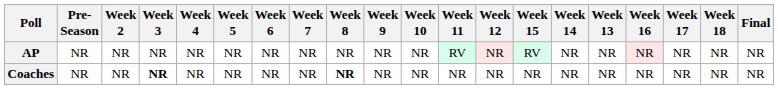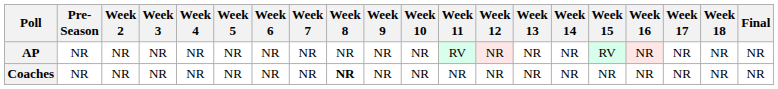columns swapped: (607, 23) <-> (532, 23)
(158, 74) bold -> (158, 74) normal
